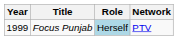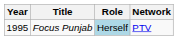(17, 27) 1999 -> (17, 27) 1995
